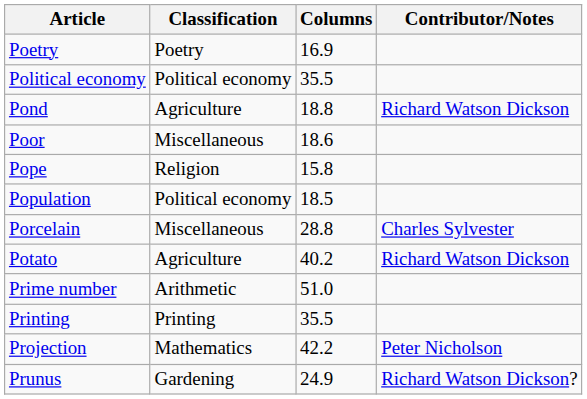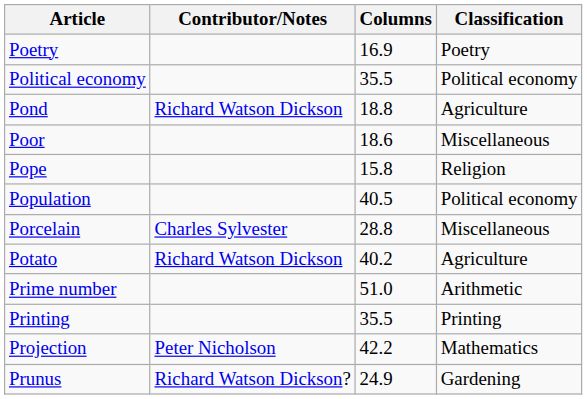columns swapped: (223, 19) <-> (479, 19)
(317, 199) 18.5 -> (376, 199) 40.5
